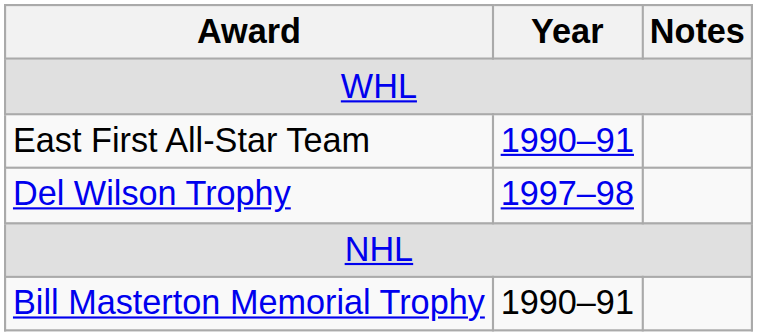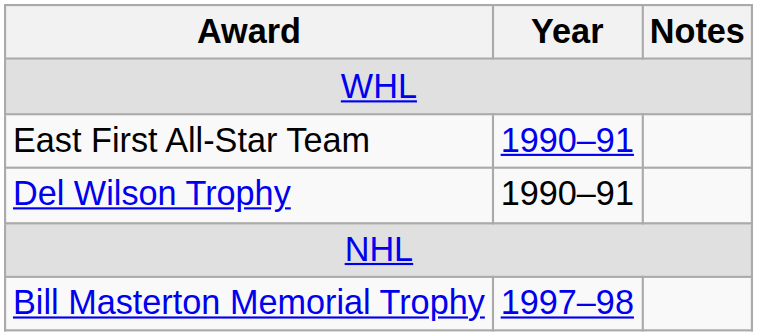(567, 194) 1997–98 -> (567, 194) 1990–91
(567, 303) 1990–91 -> (567, 303) 1997–98
